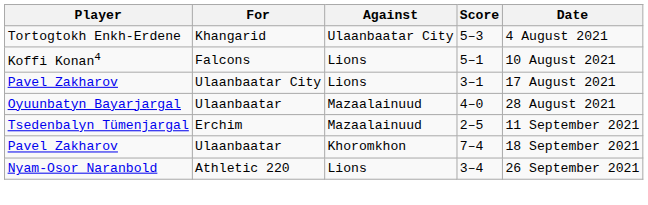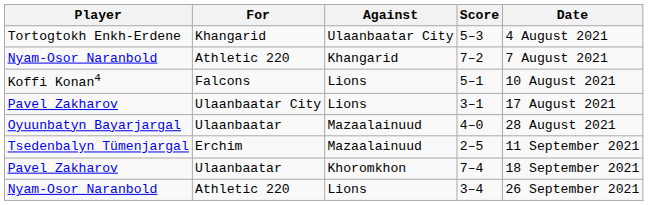+ row: (472, 58)
